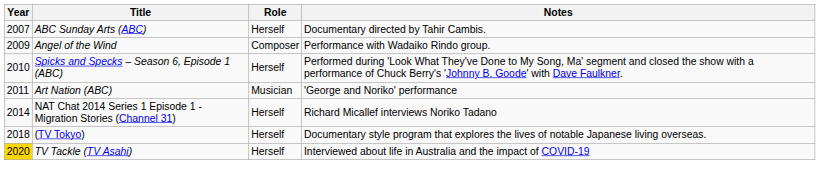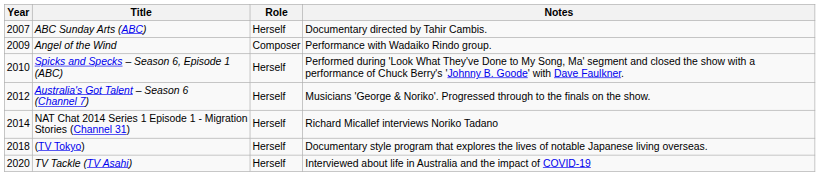- row: (73, 90)
+ row: (111, 96)
(18, 151) gold background -> (18, 163) no background
